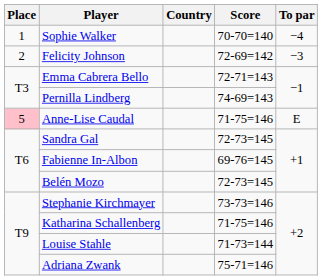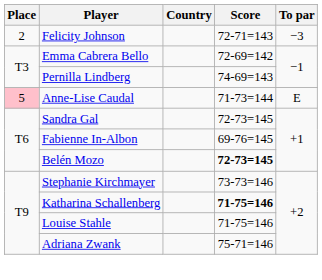- row: (79, 35)
(245, 56) 72-69=142 -> (245, 35) 72-71=143
(245, 77) 72-71=143 -> (245, 56) 72-69=142
(245, 119) 71-75=146 -> (245, 98) 71-73=144
(245, 181) normal -> (245, 160) bold
(245, 223) normal -> (245, 202) bold
(245, 243) 71-73=144 -> (245, 223) 71-75=146
